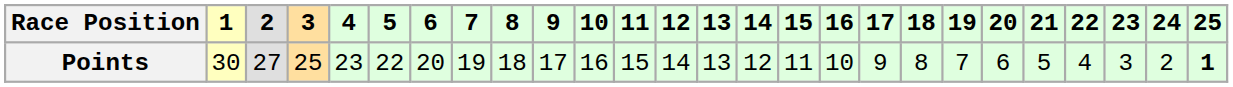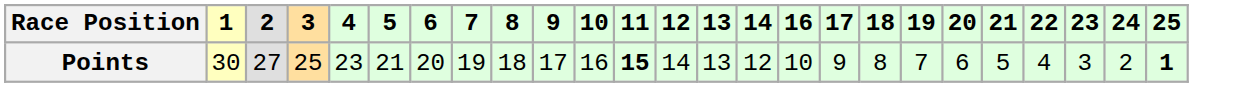- column: (799, 24)
(390, 62) 22 -> (390, 62) 21
(635, 62) normal -> (635, 62) bold
